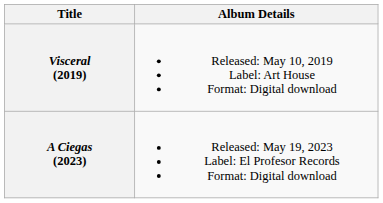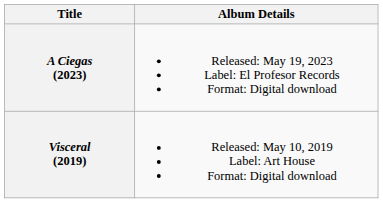rows swapped: (70, 67) <-> (70, 154)
